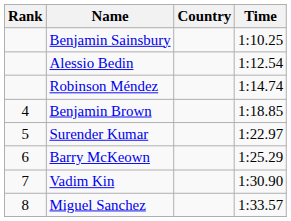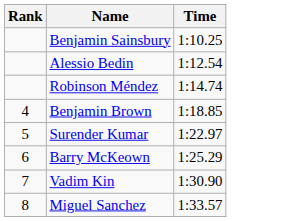- column: (204, 16)
